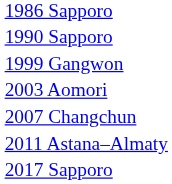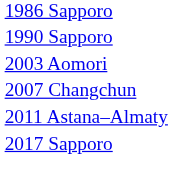- row: (64, 63)
